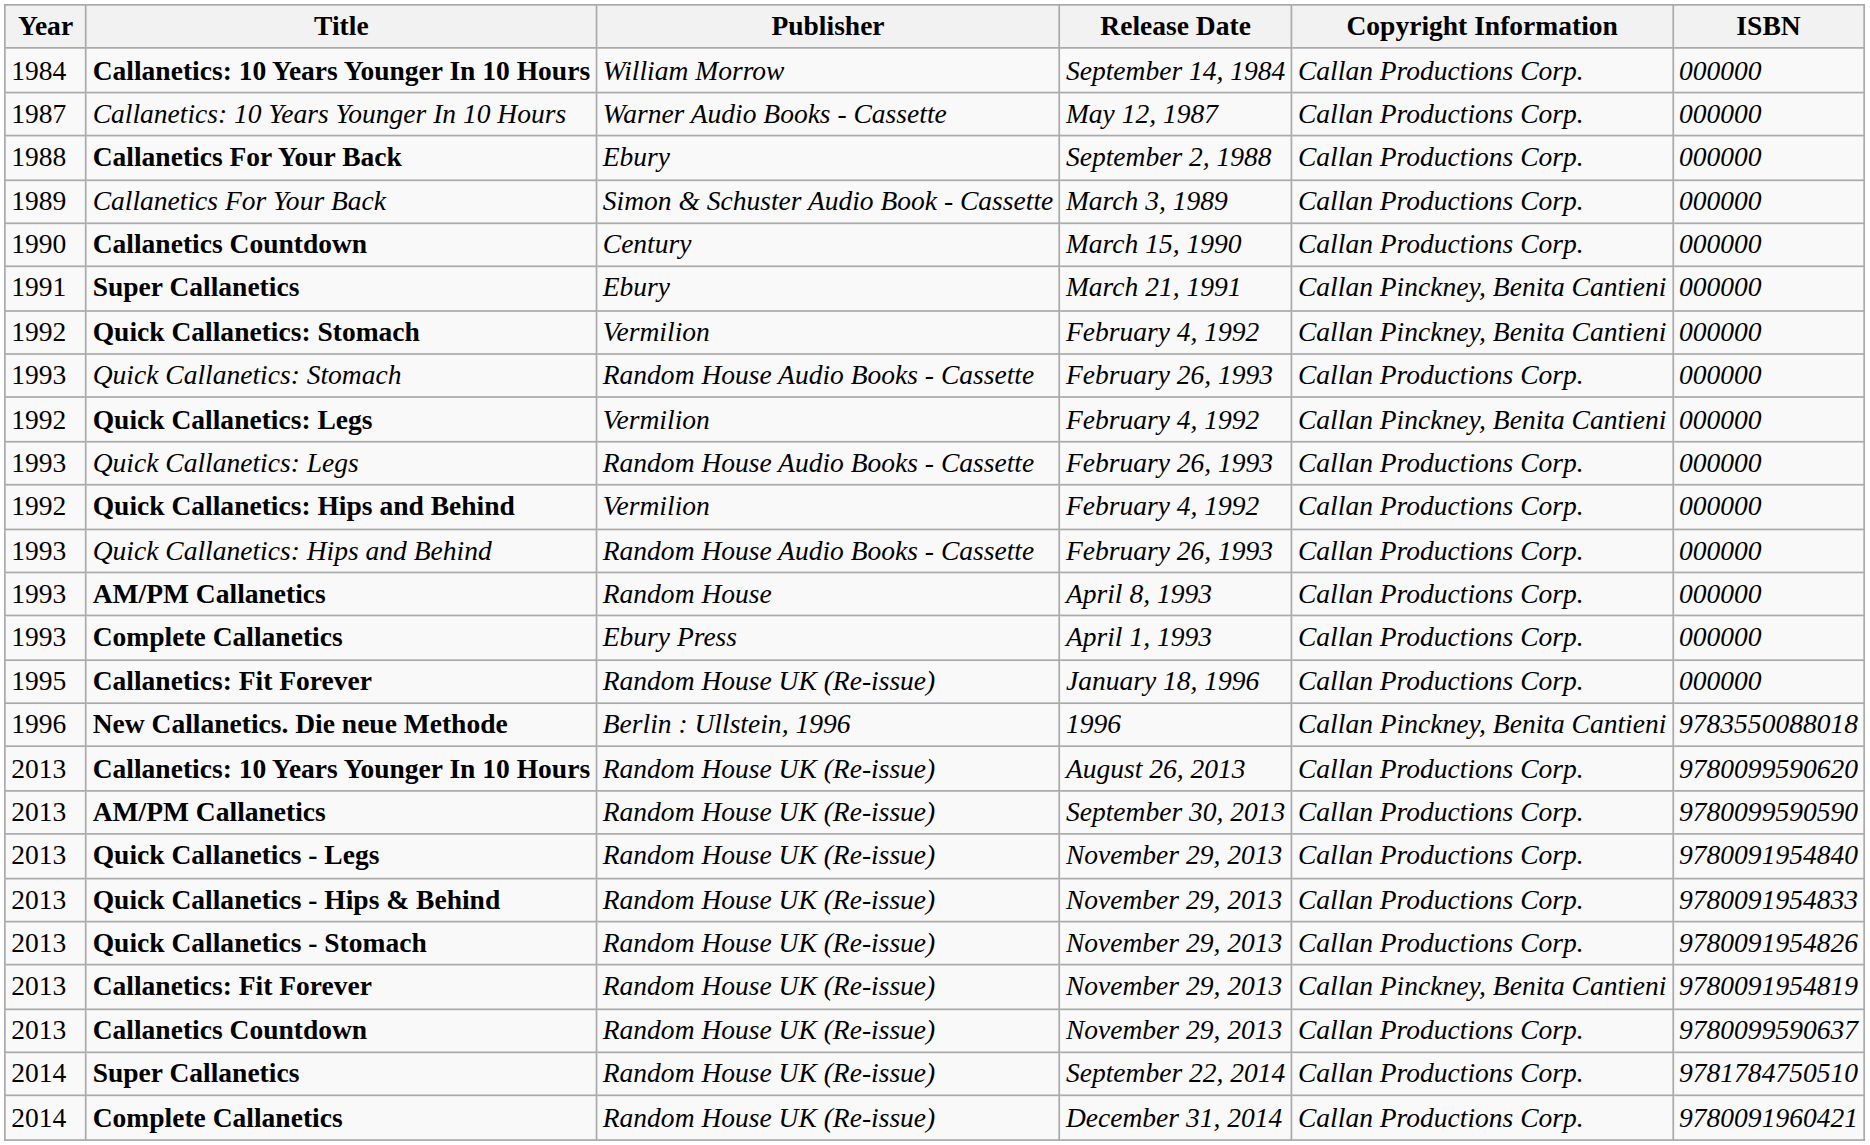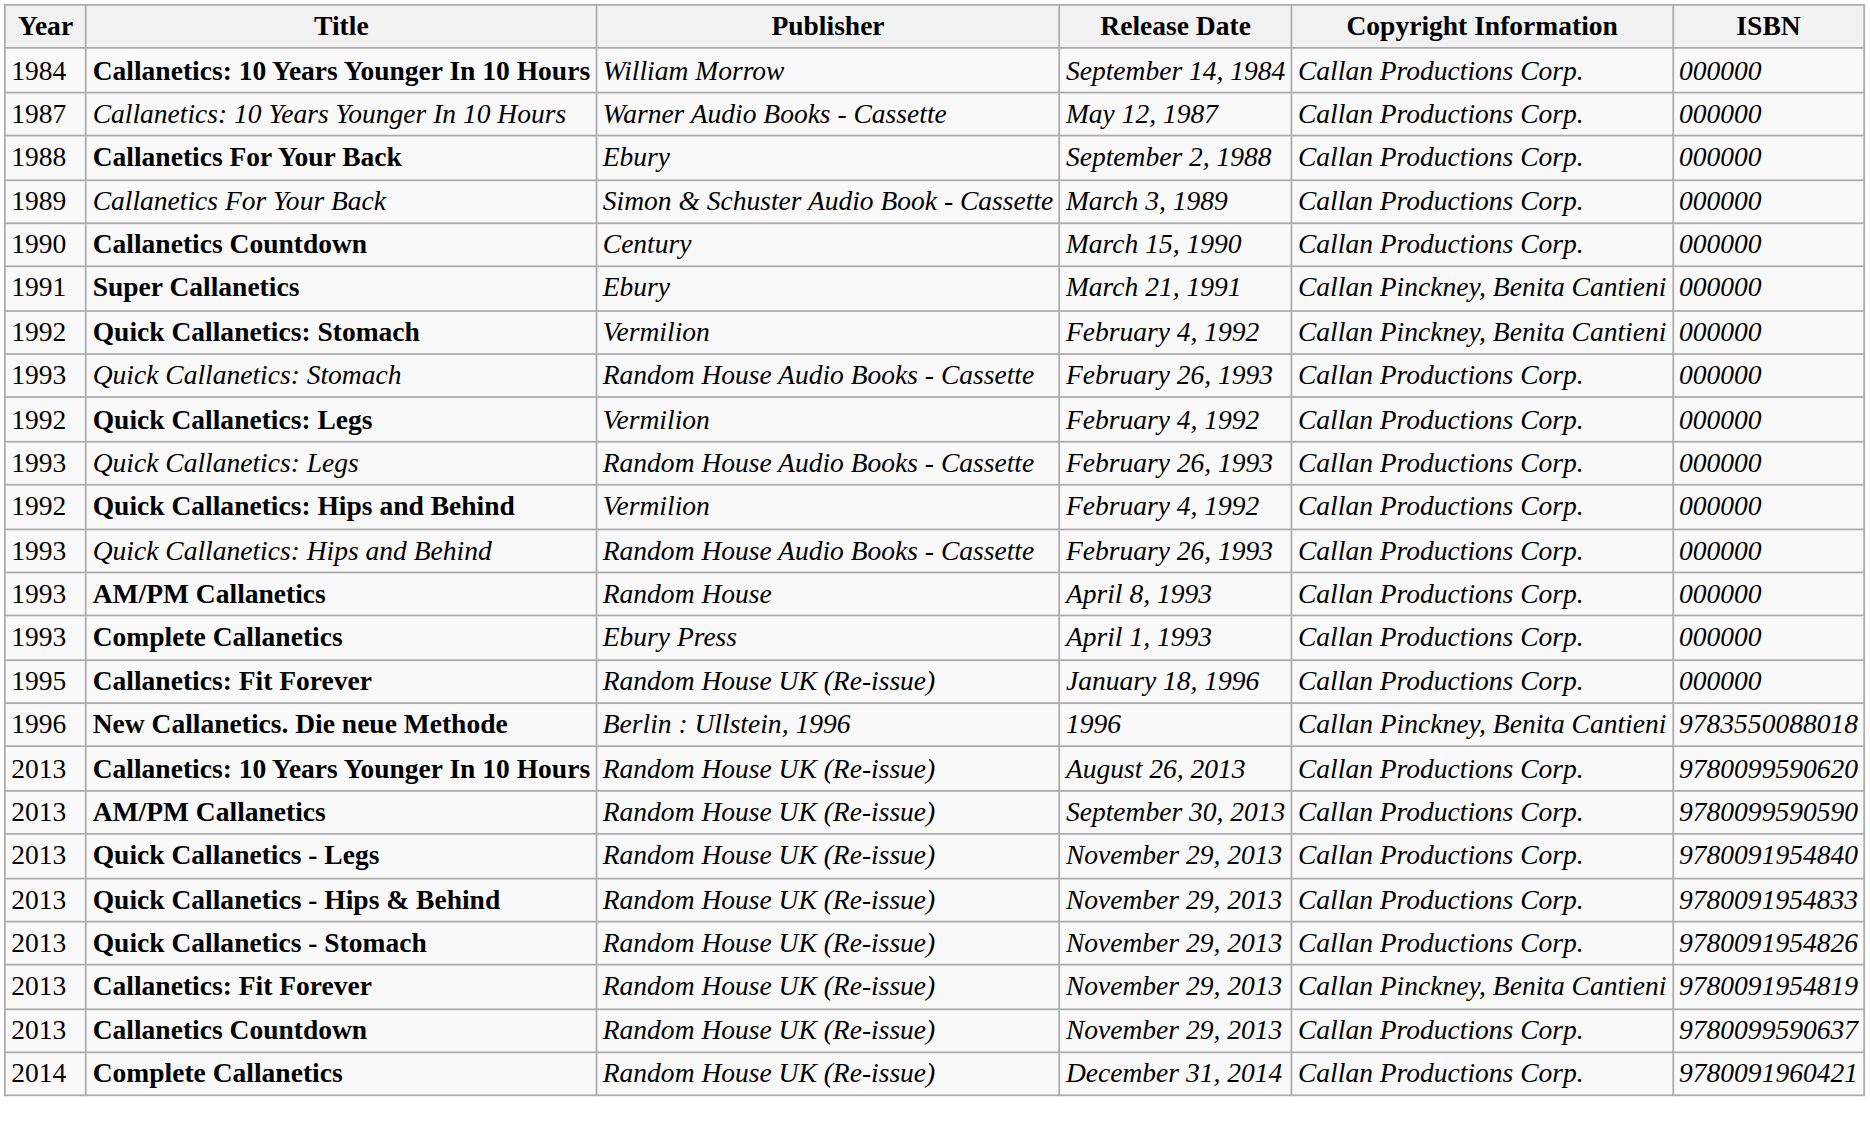(1482, 419) Callan Pinckney, Benita Cantieni -> (1441, 419) Callan Productions Corp.
- row: (196, 1073)
